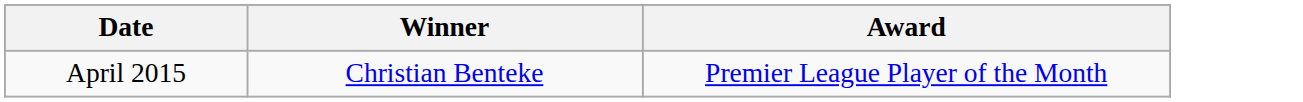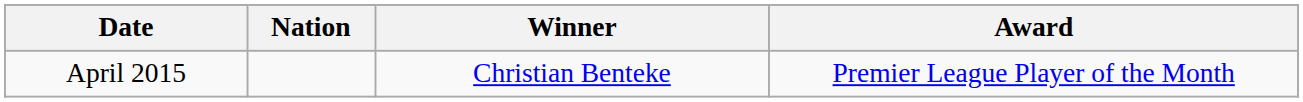+ column: (311, 27)
